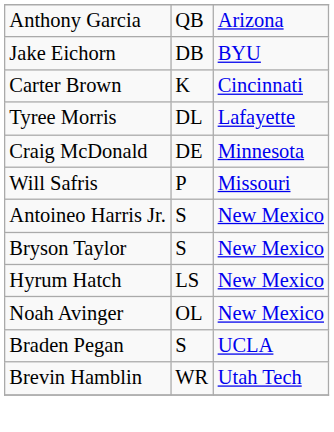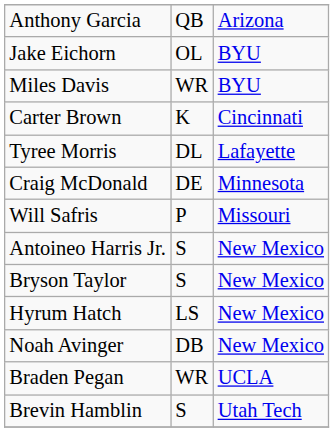(189, 53) DB -> (189, 53) OL
+ row: (59, 85)
(189, 313) OL -> (189, 345) DB
(181, 345) S -> (192, 378) WR
(192, 378) WR -> (181, 410) S
